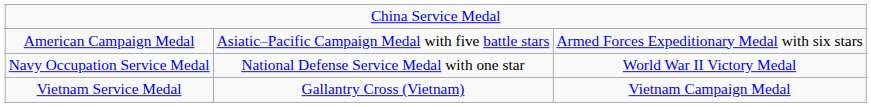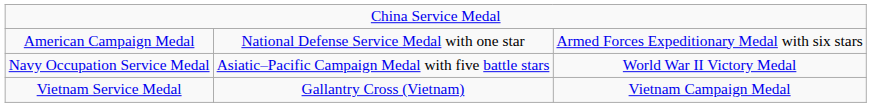(383, 41) Asiatic–Pacific Campaign Medal with five battle stars -> (383, 41) National Defense Service Medal with one star
(383, 65) National Defense Service Medal with one star -> (383, 65) Asiatic–Pacific Campaign Medal with five battle stars
